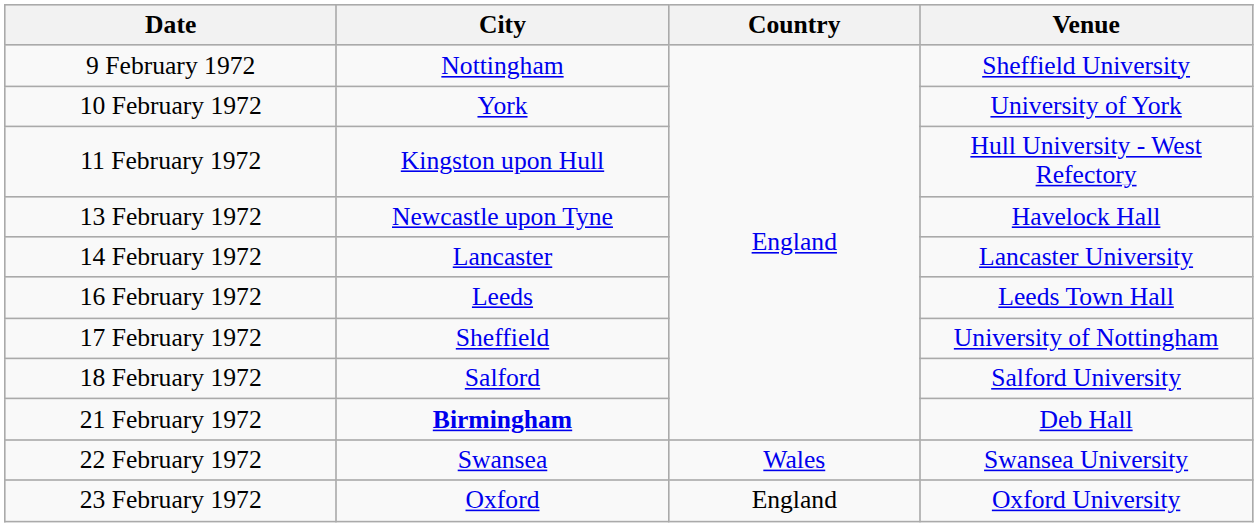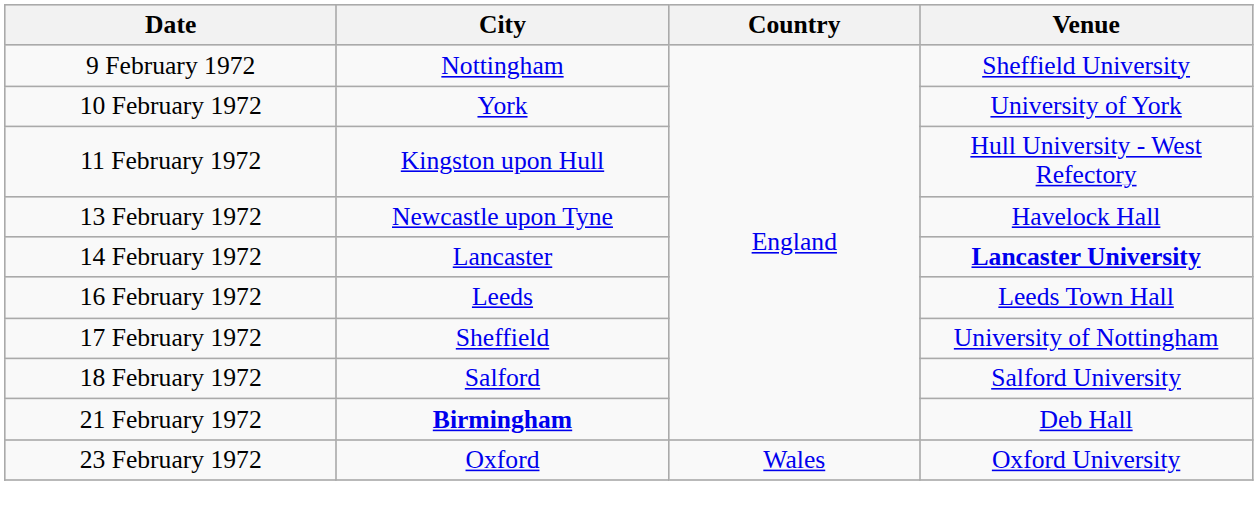(1086, 256) normal -> (1086, 256) bold
- row: (171, 459)
(794, 500) England -> (794, 459) Wales
